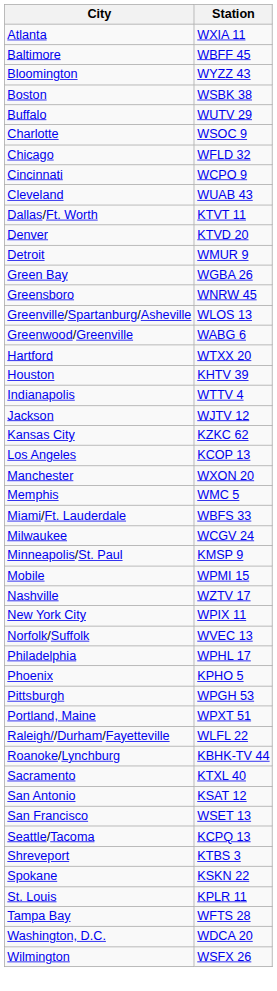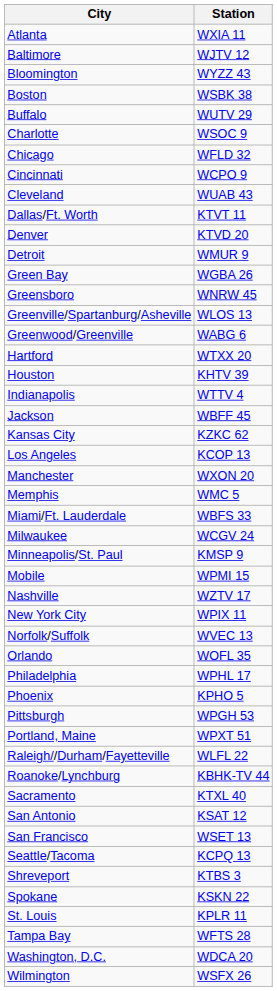(224, 54) WBFF 45 -> (223, 54) WJTV 12
(223, 415) WJTV 12 -> (224, 415) WBFF 45
+ row: (30, 656)
